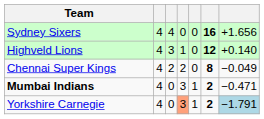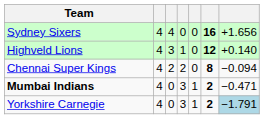(239, 68) −0.049 -> (239, 68) −0.094
(183, 104) lightsalmon background -> (183, 104) no background
